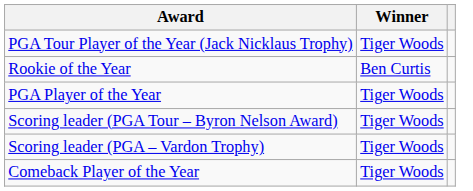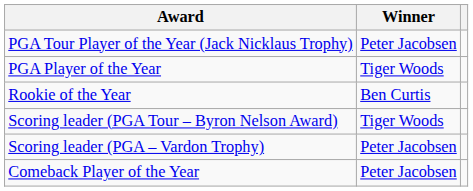(402, 43) Tiger Woods -> (408, 43) Peter Jacobsen
rows swapped: (85, 95) <-> (69, 69)
(402, 146) Tiger Woods -> (408, 146) Peter Jacobsen
(402, 172) Tiger Woods -> (408, 172) Peter Jacobsen
